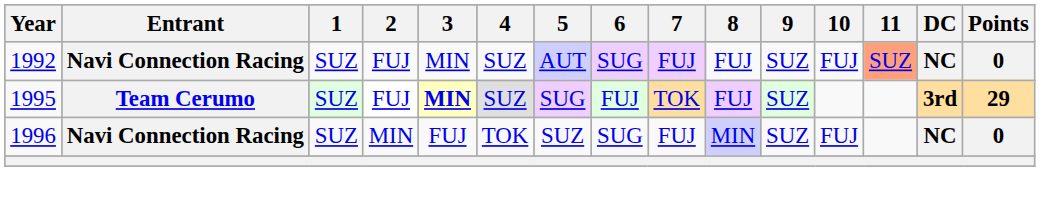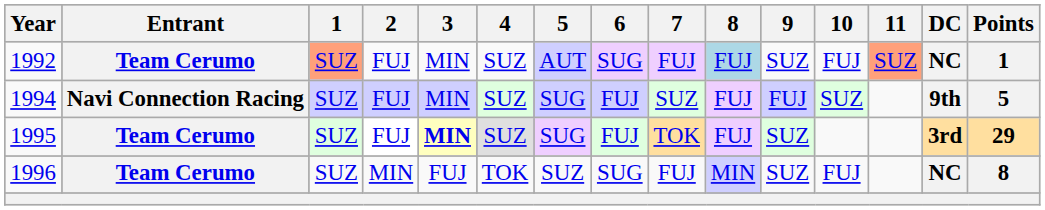(185, 60) Navi Connection Racing -> (185, 60) Team Cerumo
(336, 60) no background -> (336, 60) lightsalmon background
(733, 60) no background -> (733, 60) lightblue background
(998, 60) 0 -> (1003, 60) 1
+ row: (33, 98)
(185, 136) Navi Connection Racing -> (185, 173) Team Cerumo
(998, 136) 0 -> (1003, 173) 8
